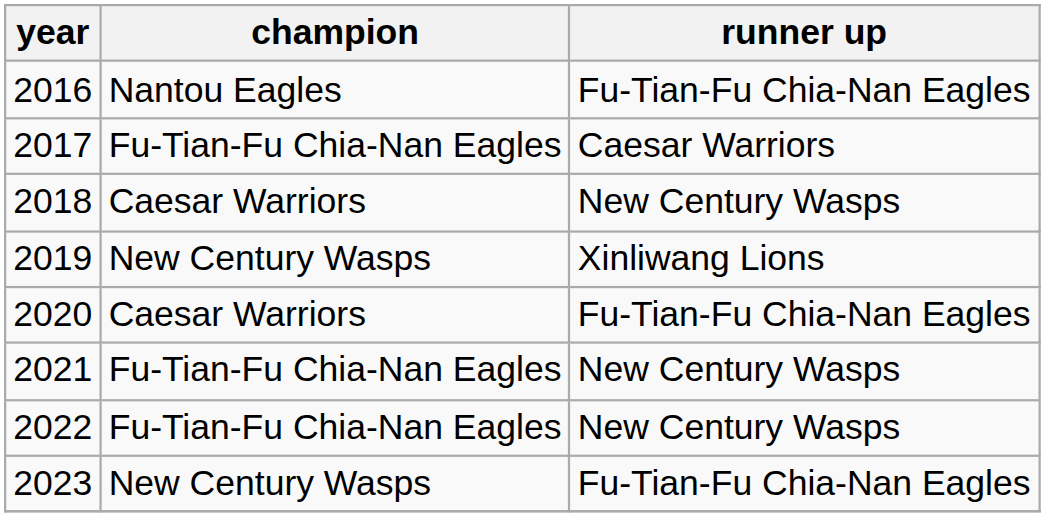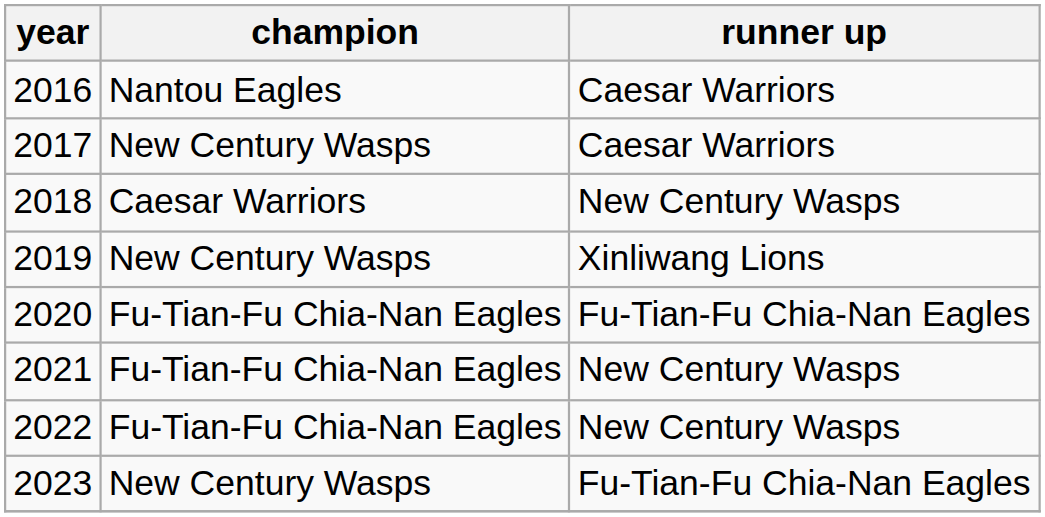(804, 88) Fu-Tian-Fu Chia-Nan Eagles -> (706, 88) Caesar Warriors
(335, 145) Fu-Tian-Fu Chia-Nan Eagles -> (270, 145) New Century Wasps
(237, 314) Caesar Warriors -> (335, 314) Fu-Tian-Fu Chia-Nan Eagles
